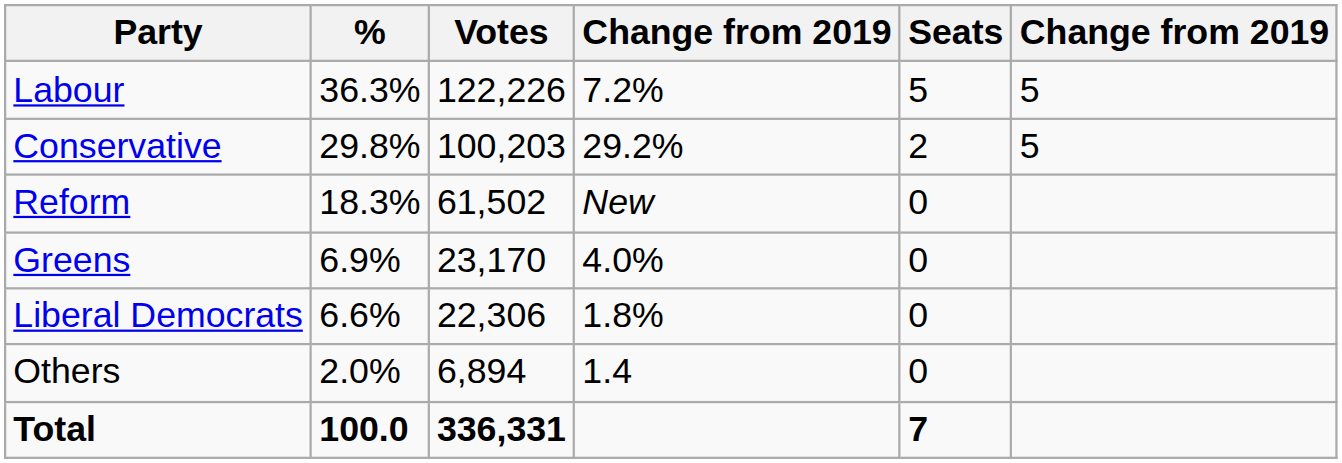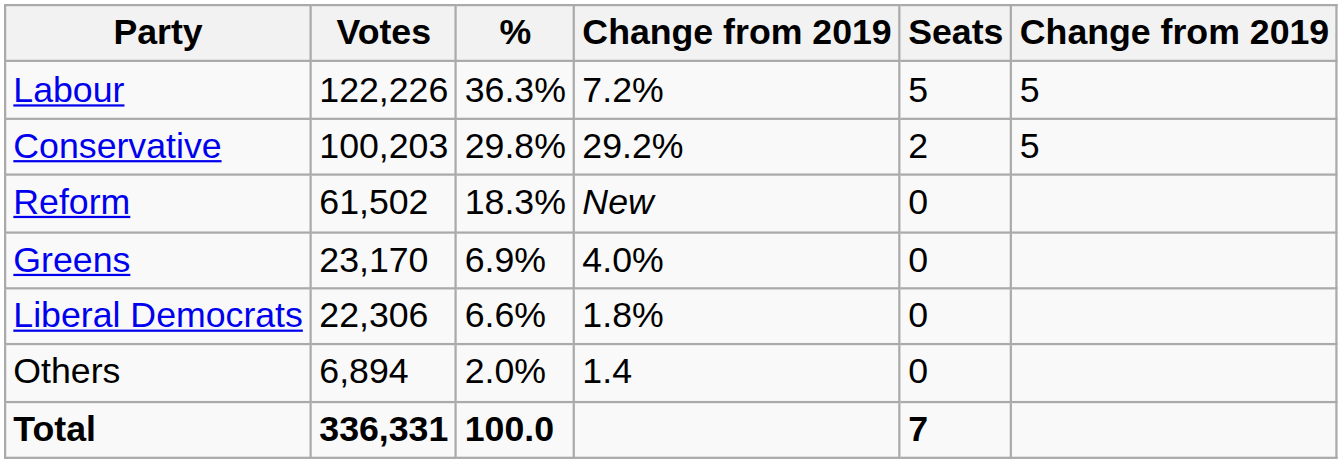columns swapped: (501, 32) <-> (370, 32)
